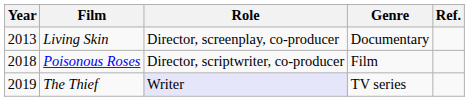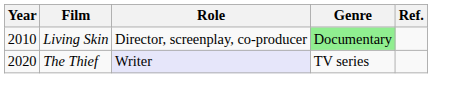(22, 38) 2013 -> (22, 38) 2010
(390, 38) no background -> (353, 38) lightgreen background
- row: (92, 61)
(22, 84) 2019 -> (22, 61) 2020
